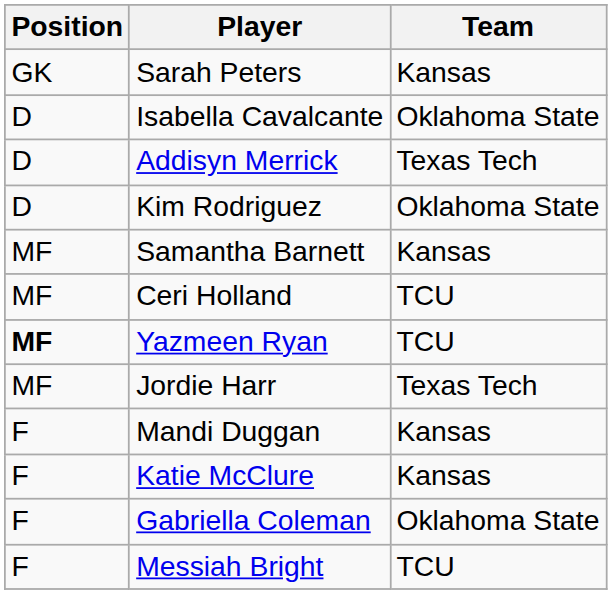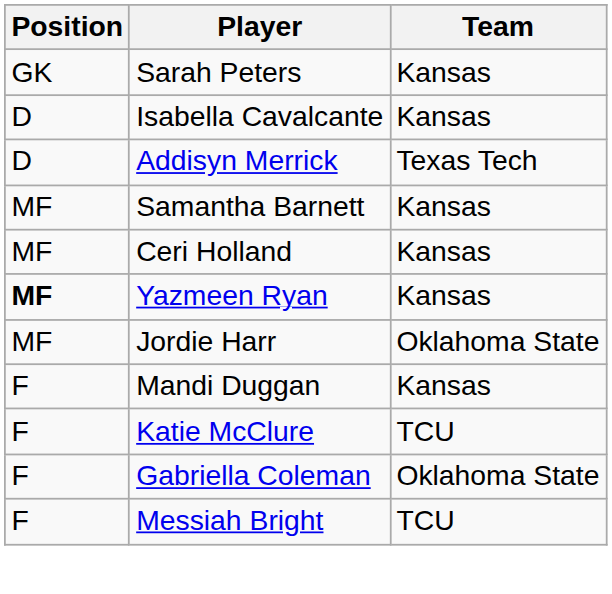(498, 116) Oklahoma State -> (444, 116) Kansas
- row: (229, 206)
(425, 296) TCU -> (444, 251) Kansas
(425, 341) TCU -> (444, 296) Kansas
(467, 386) Texas Tech -> (498, 341) Oklahoma State
(444, 476) Kansas -> (425, 431) TCU
